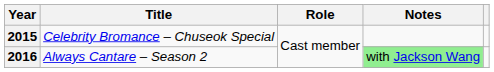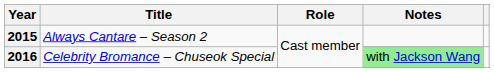(159, 36) Celebrity Bromance – Chuseok Special -> (125, 36) Always Cantare – Season 2
(125, 57) Always Cantare – Season 2 -> (159, 57) Celebrity Bromance – Chuseok Special
